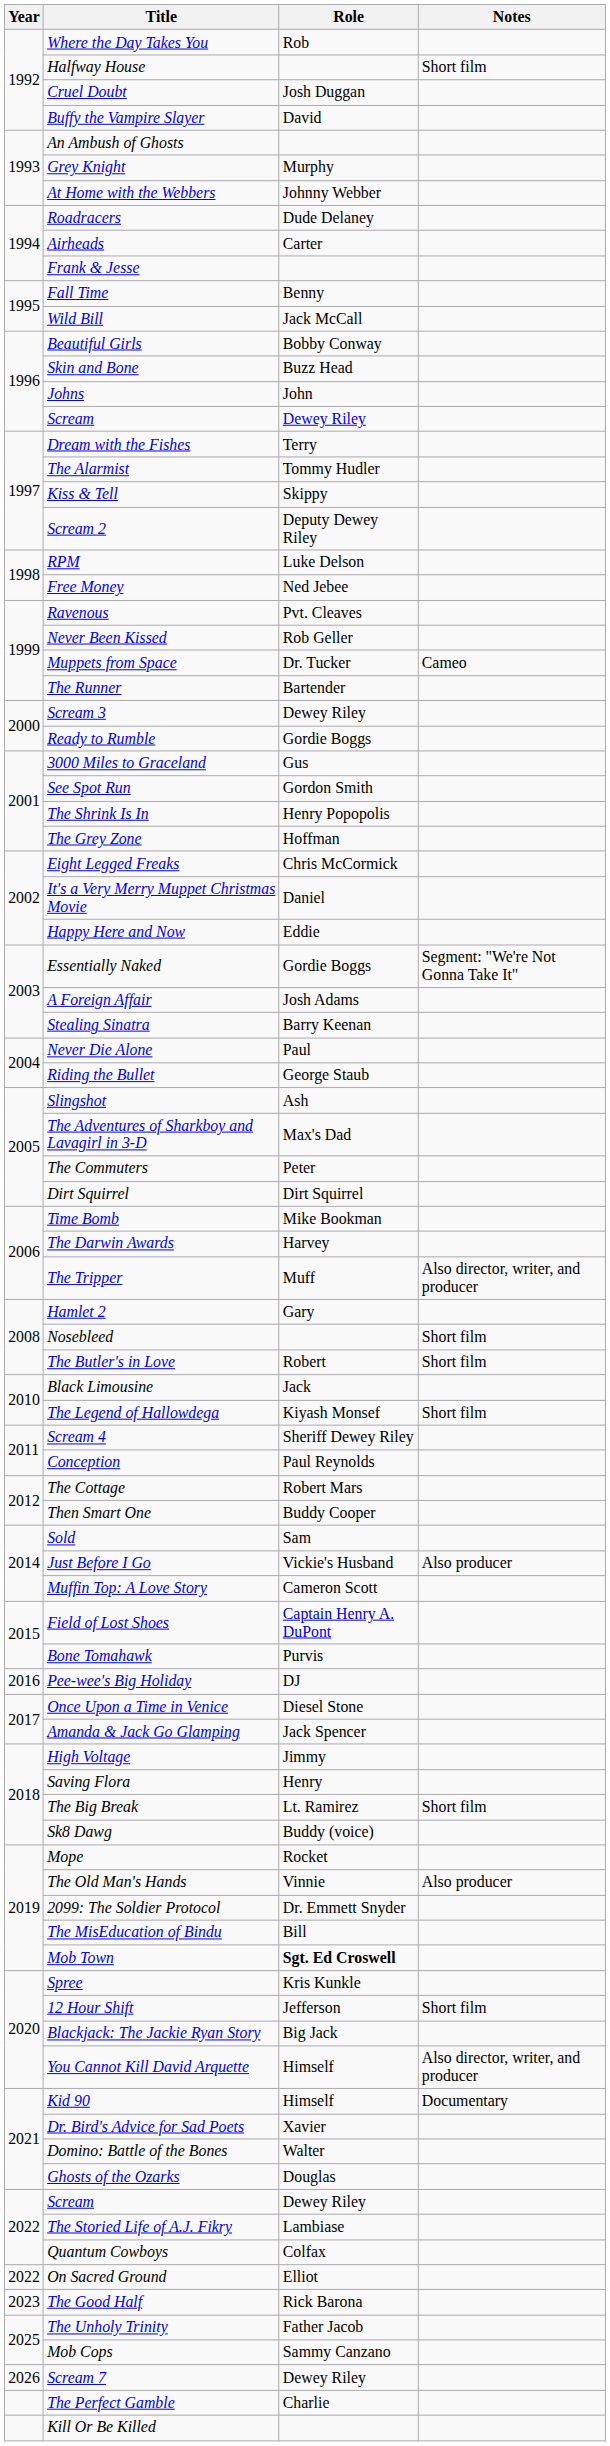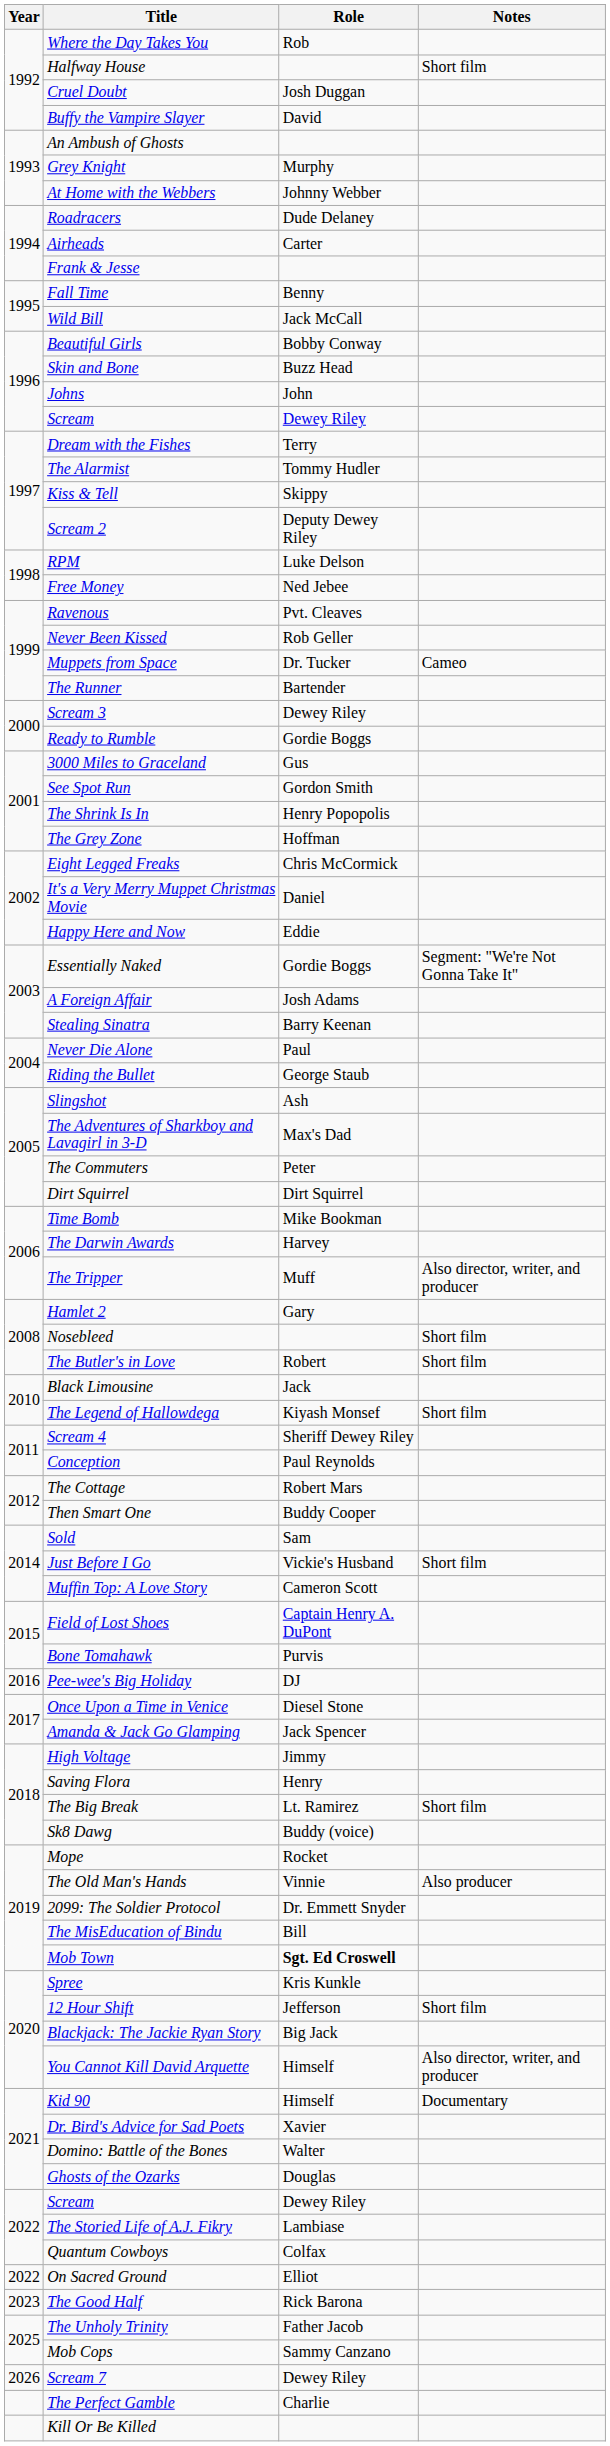(467, 1563) Also producer -> (454, 1563) Short film
